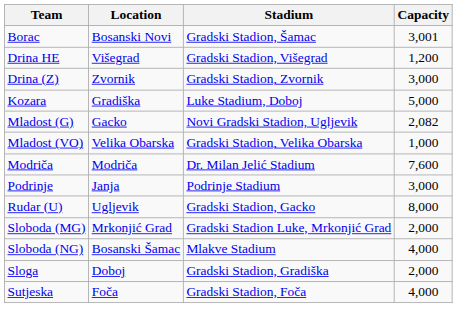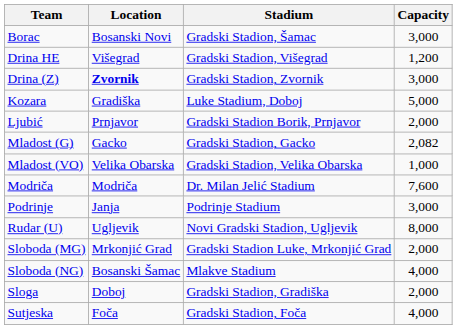(423, 36) 3,001 -> (423, 36) 3,000
(113, 79) normal -> (115, 79) bold
+ row: (25, 121)
(272, 121) Novi Gradski Stadion, Ugljevik -> (251, 143) Gradski Stadion, Gacko
(251, 206) Gradski Stadion, Gacko -> (272, 228) Novi Gradski Stadion, Ugljevik
